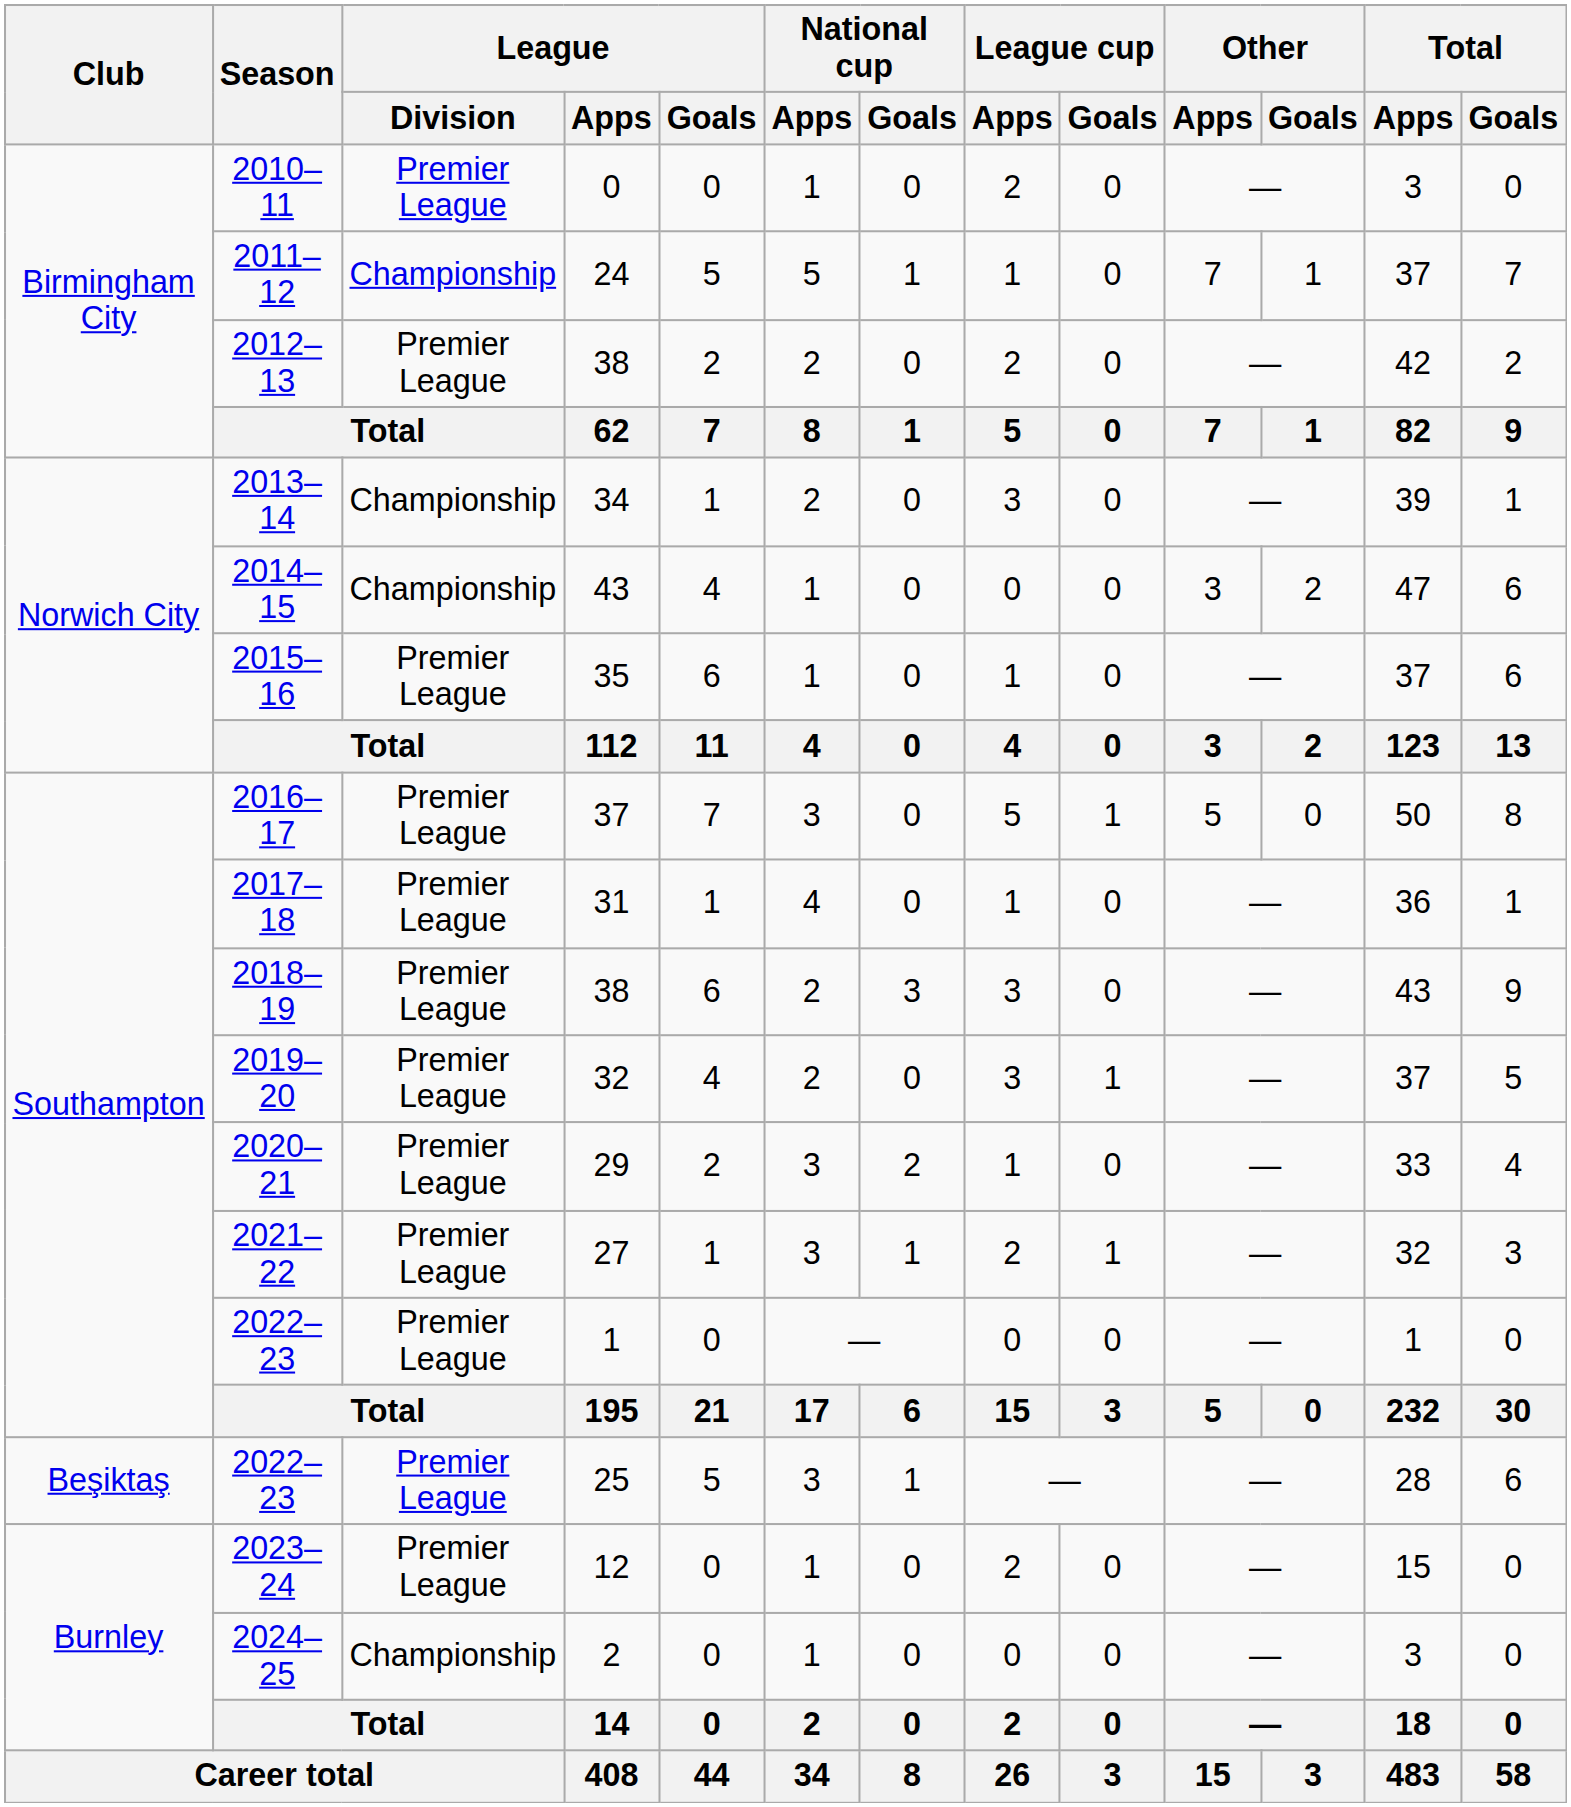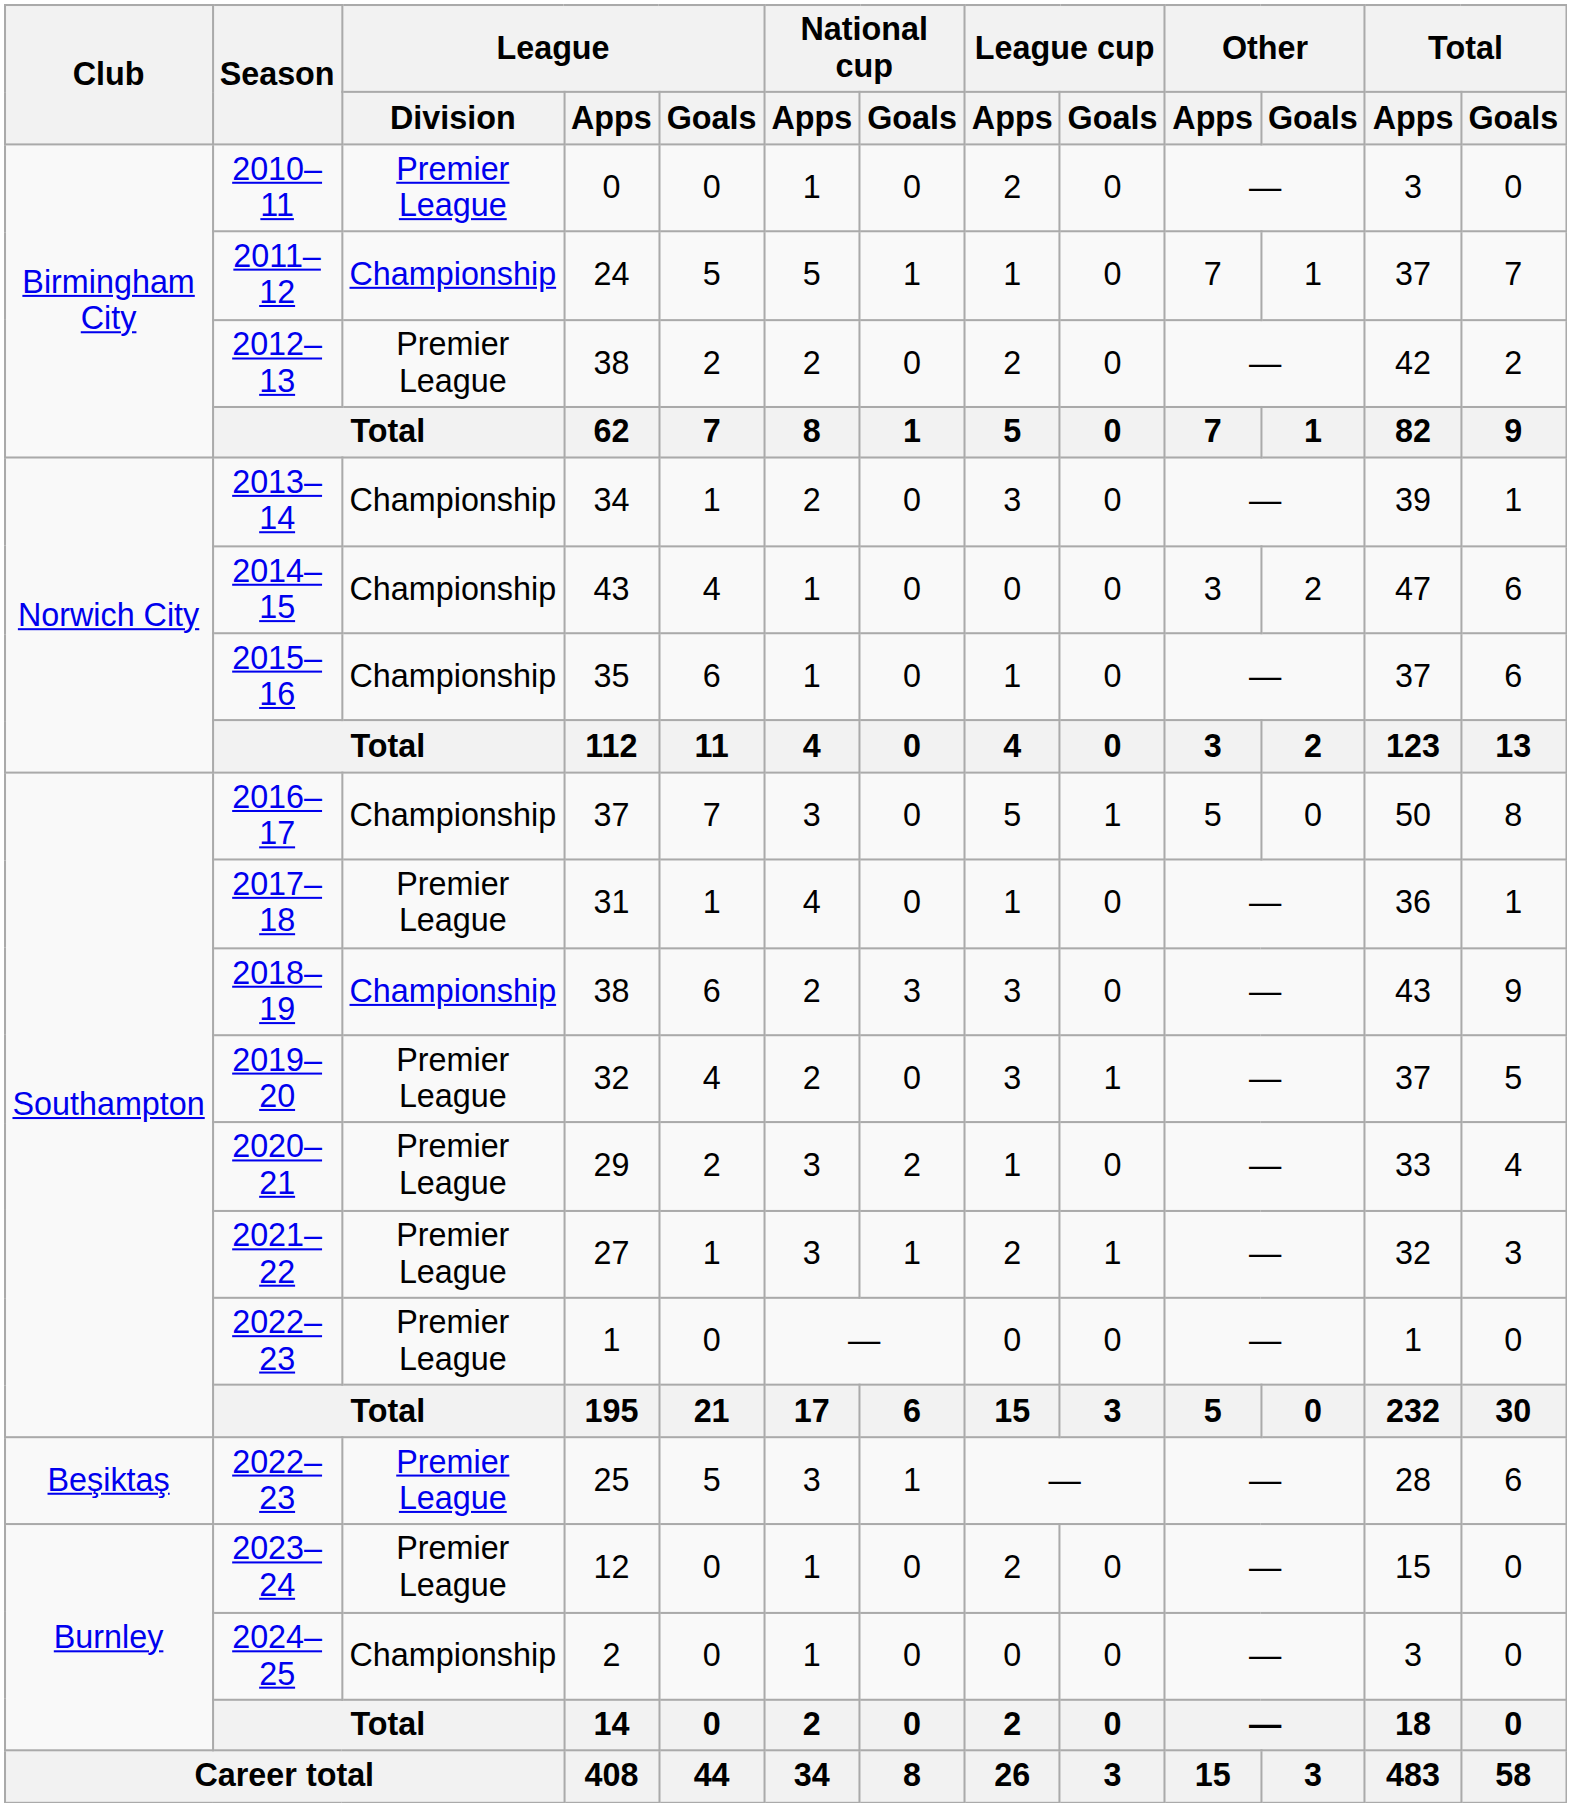(453, 676) Premier League -> (453, 676) Championship
(453, 815) Premier League -> (453, 815) Championship
(453, 990) Premier League -> (453, 990) Championship
